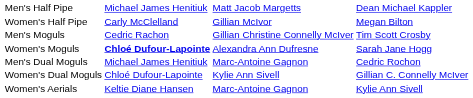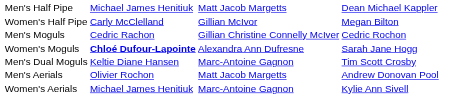(393, 35) Tim Scott Crosby -> (374, 35) Cedric Rochon
(156, 62) Michael James Henitiuk -> (134, 62) Keltie Diane Hansen
(388, 62) Cedric Rochon -> (379, 62) Tim Scott Crosby
- row: (53, 75)
+ row: (34, 75)
(149, 89) Keltie Diane Hansen -> (141, 89) Michael James Henitiuk
